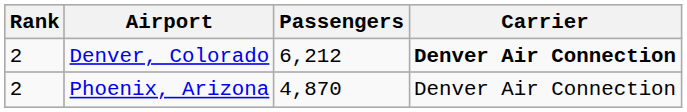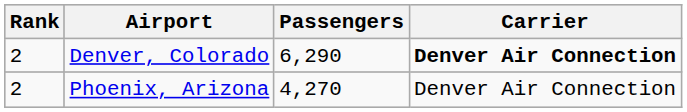(310, 56) 6,212 -> (310, 56) 6,290
(310, 90) 4,870 -> (310, 90) 4,270
